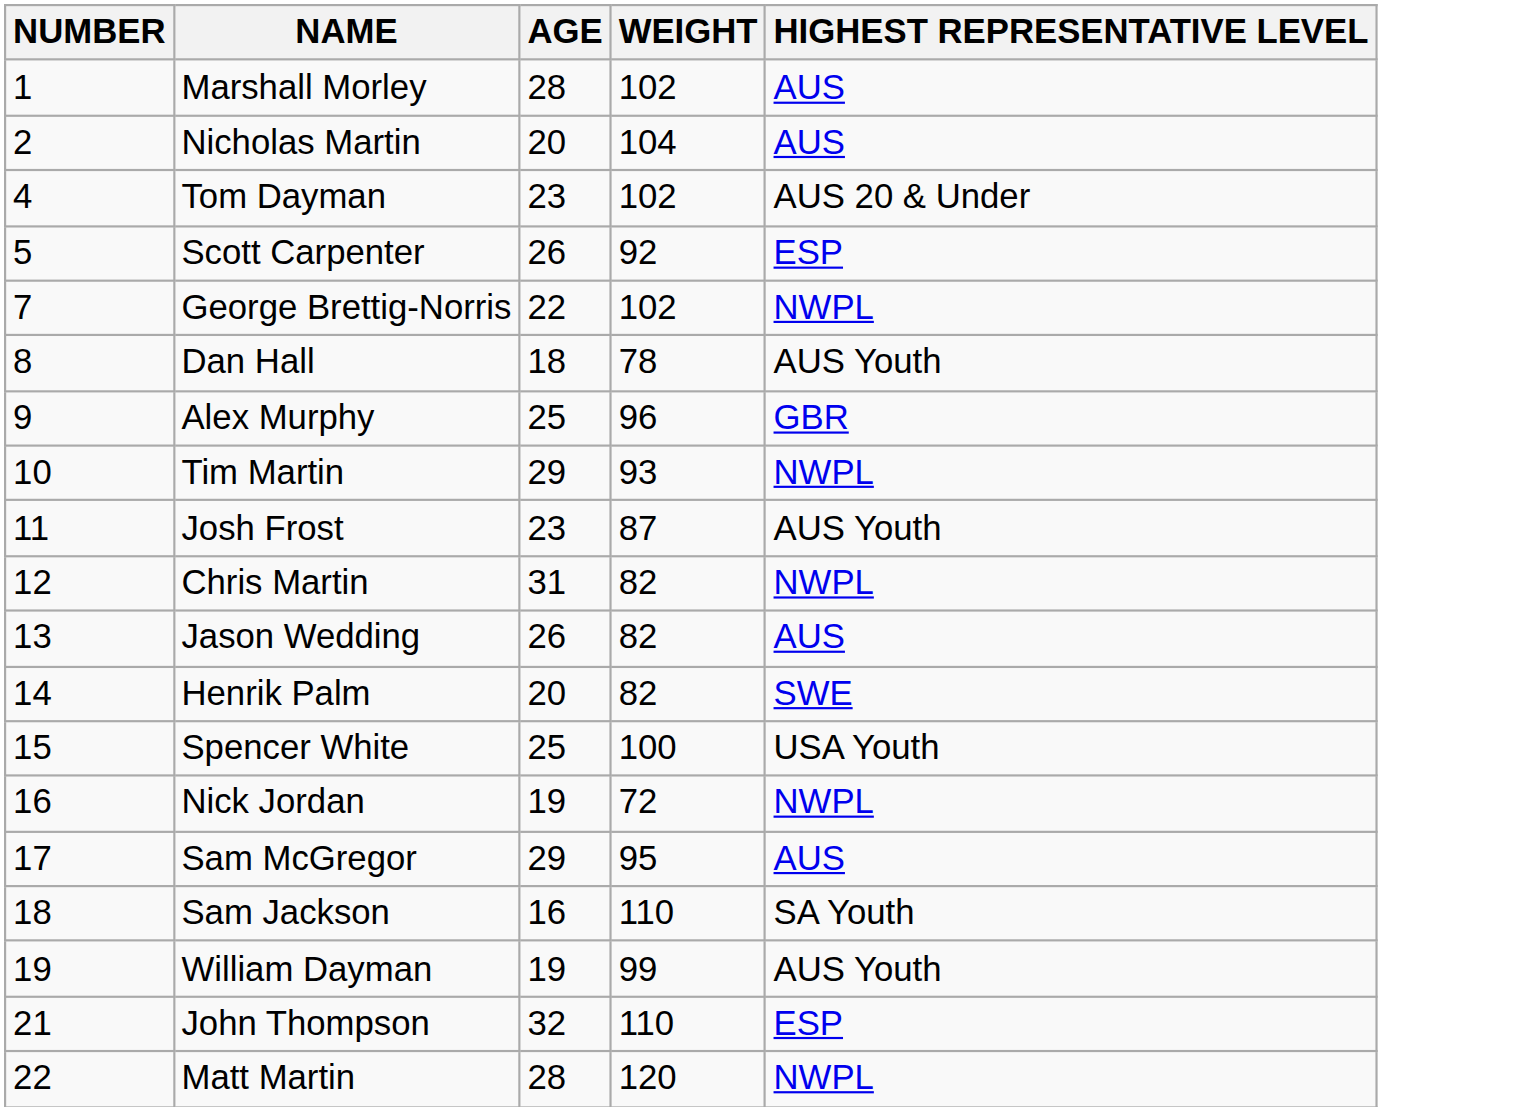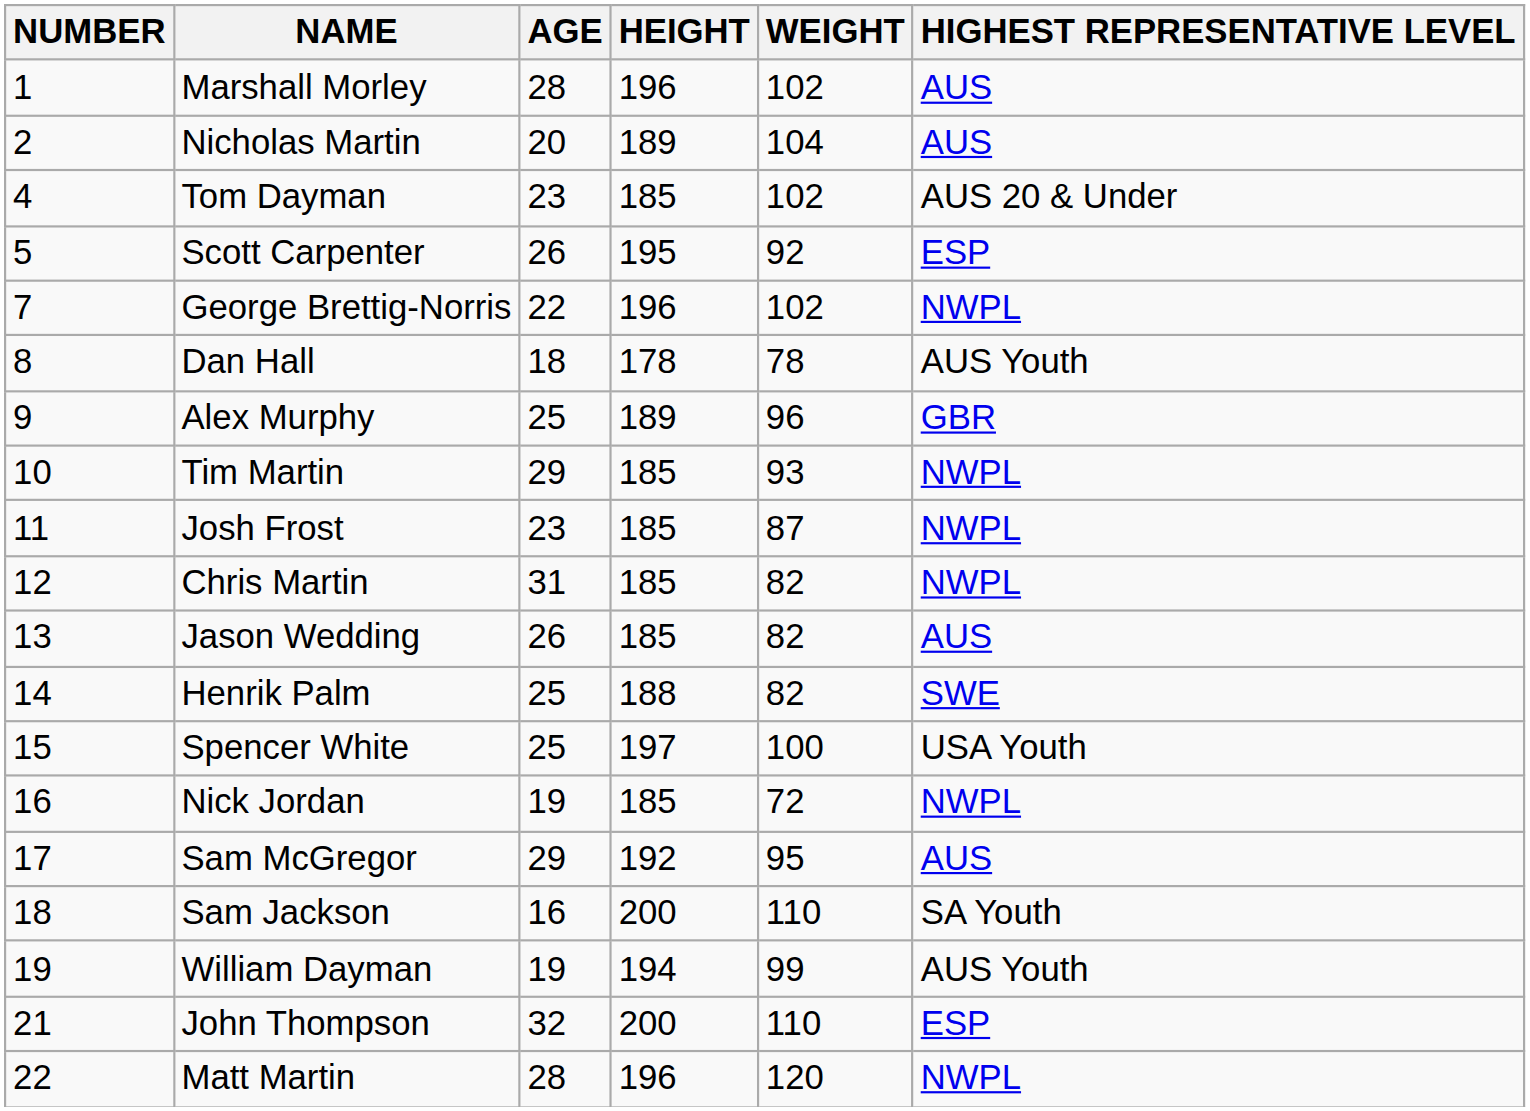+ column: (684, 32)
(858, 527) AUS Youth -> (971, 527) NWPL
(547, 692) 20 -> (547, 692) 25
